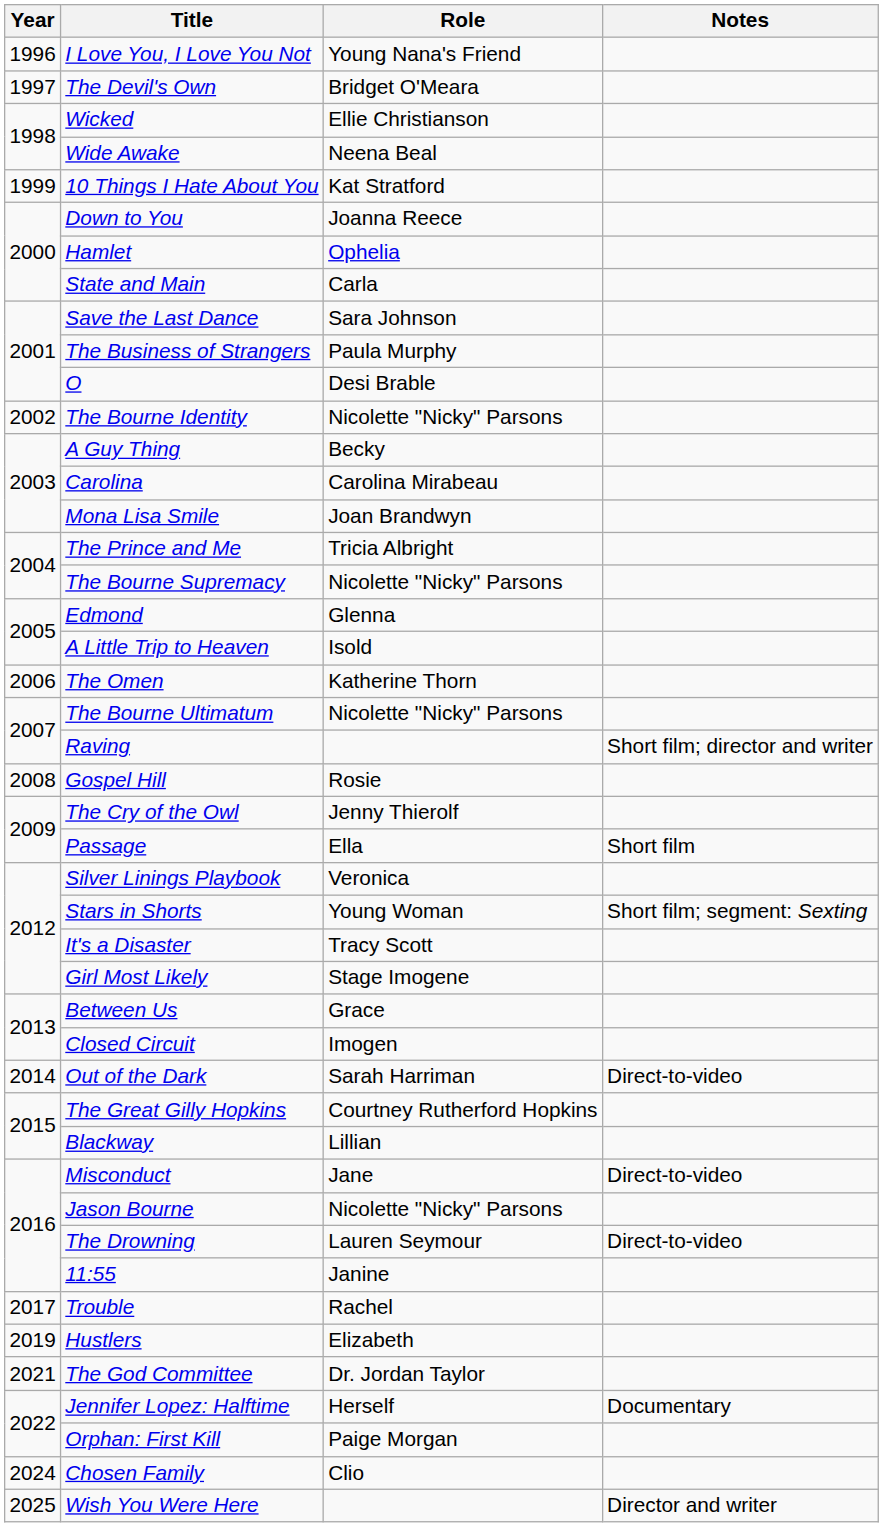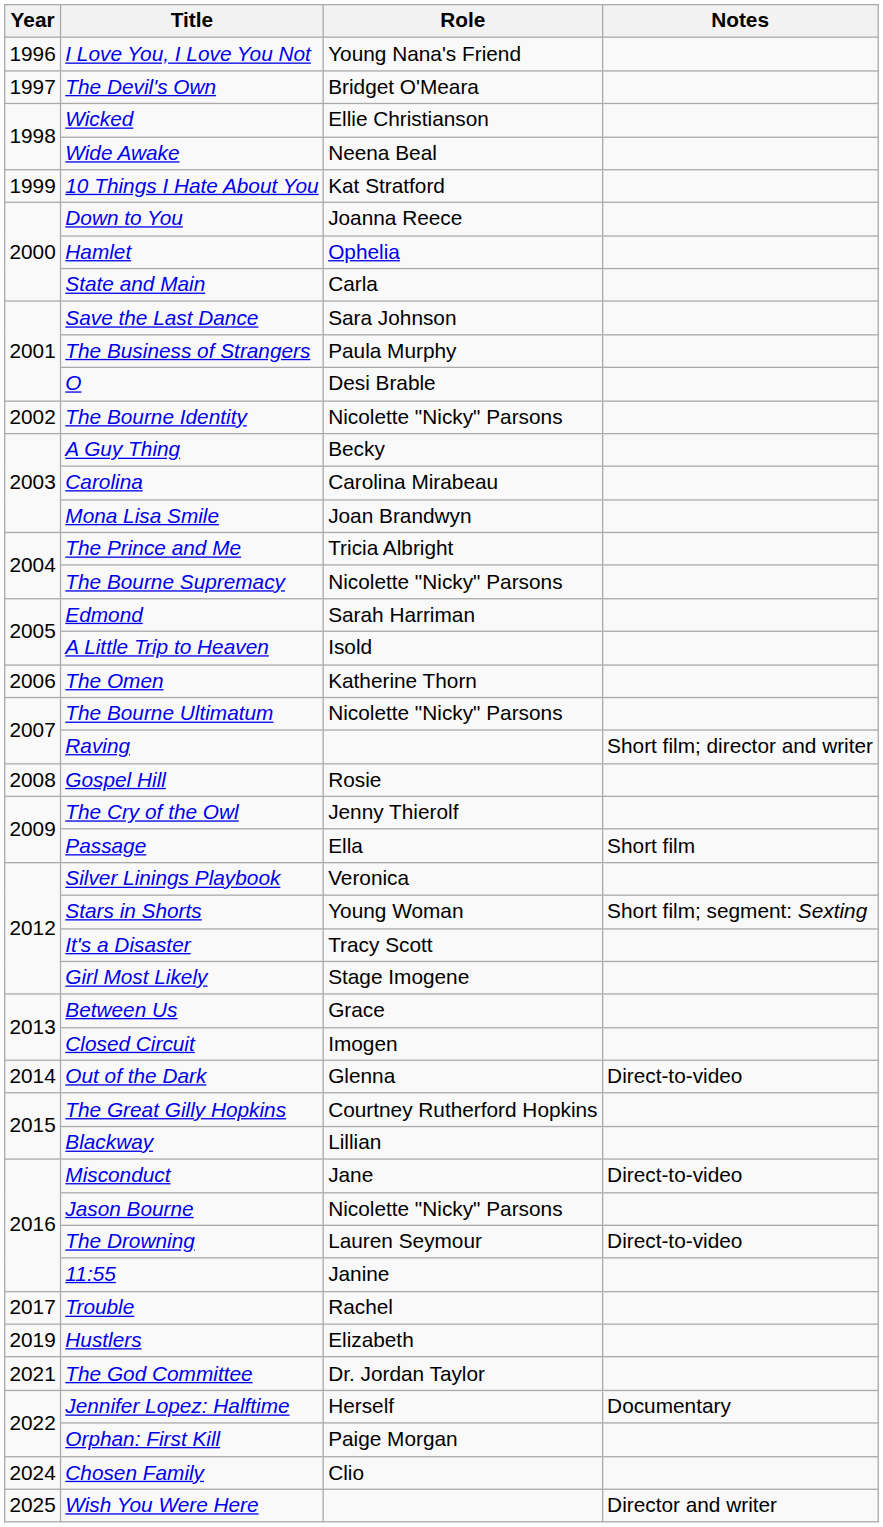(362, 614) Glenna -> (402, 614) Sarah Harriman
(402, 1076) Sarah Harriman -> (362, 1076) Glenna
